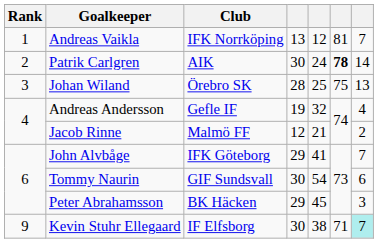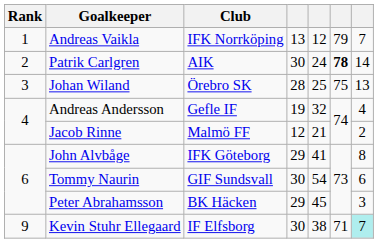(341, 39) 81 -> (341, 39) 79
(362, 156) 7 -> (362, 156) 8
